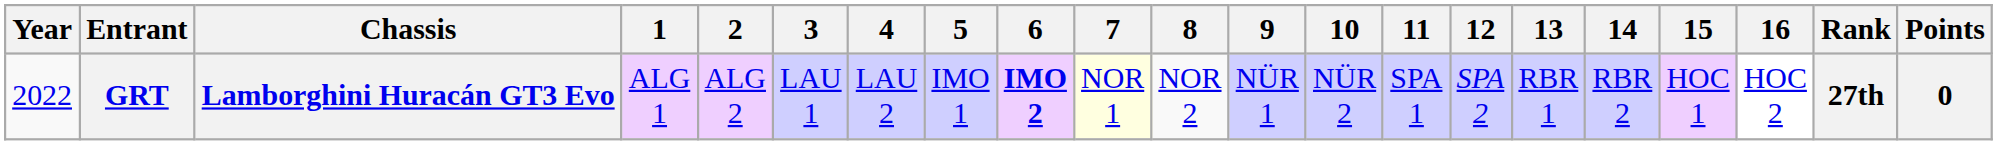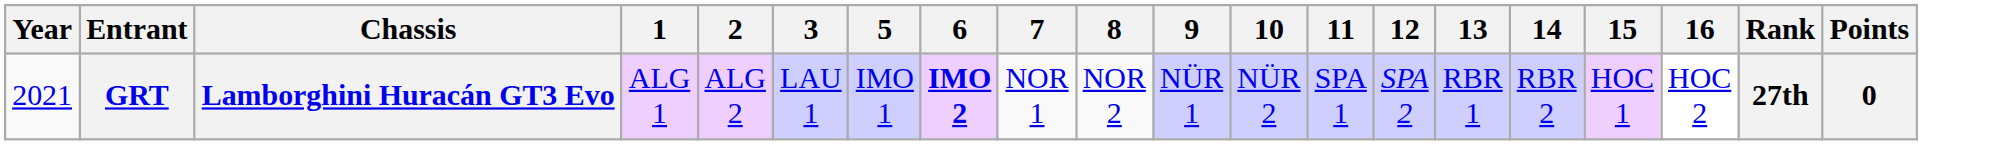- column: (887, 28)
(42, 95) 2022 -> (42, 95) 2021
(1113, 95) lightyellow background -> (1037, 95) no background
